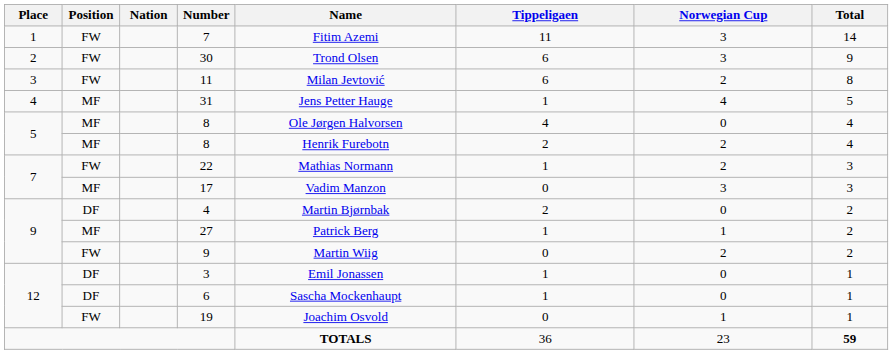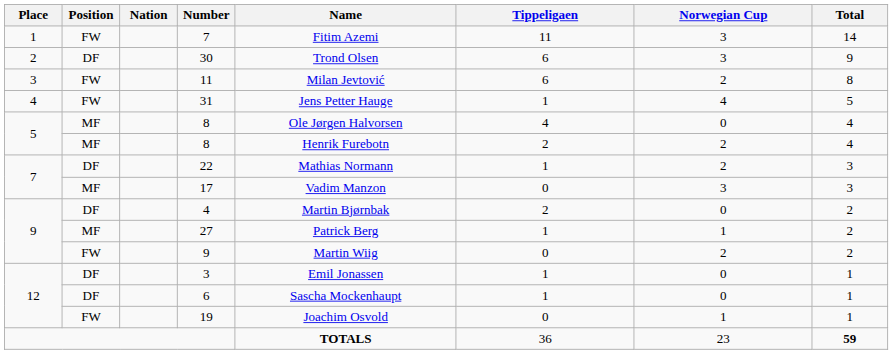(91, 58) FW -> (91, 58) DF
(91, 101) MF -> (91, 101) FW
(91, 166) FW -> (91, 166) DF
